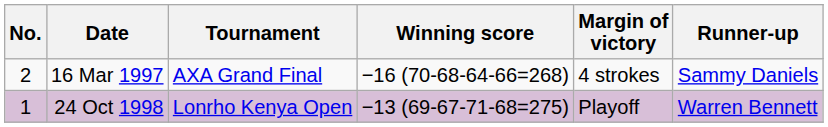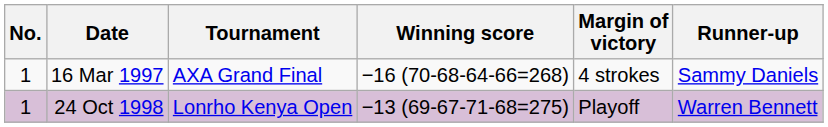(25, 75) 2 -> (25, 75) 1
